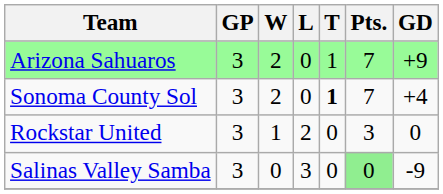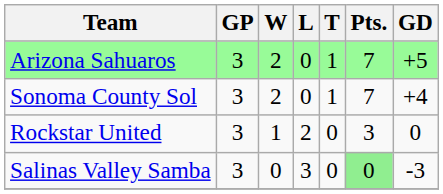(415, 59) +9 -> (415, 59) +5
(332, 96) bold -> (332, 96) normal
(415, 170) -9 -> (415, 170) -3
